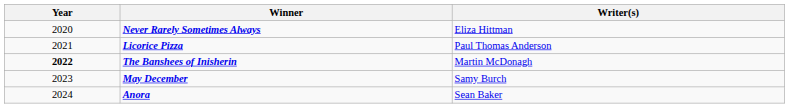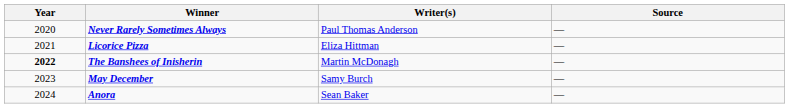+ column: (668, 12)
(484, 29) Eliza Hittman -> (369, 29) Paul Thomas Anderson
(503, 45) Paul Thomas Anderson -> (350, 45) Eliza Hittman
